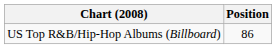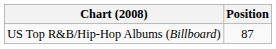(248, 33) 86 -> (248, 33) 87
